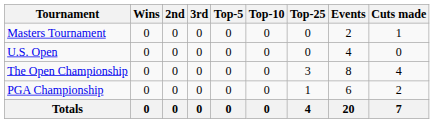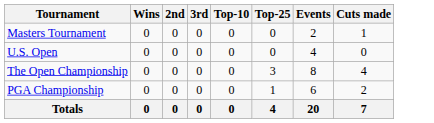- column: (229, 14)
